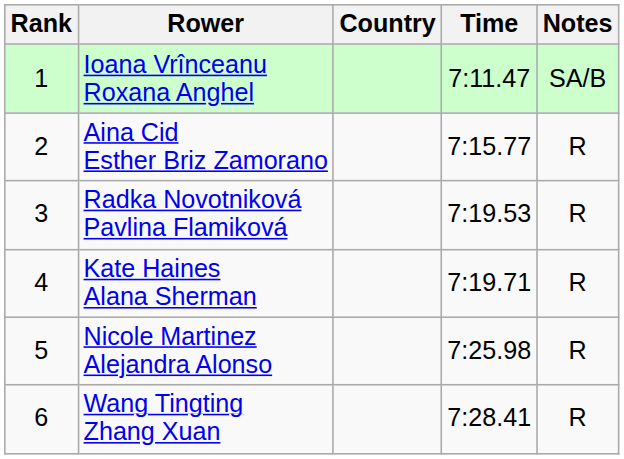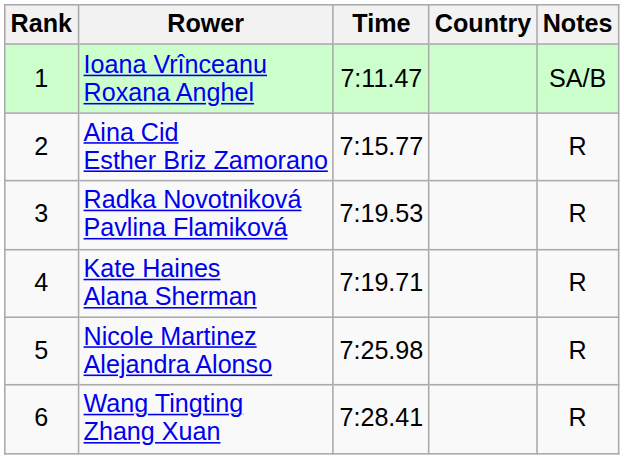columns swapped: (388, 24) <-> (489, 24)
